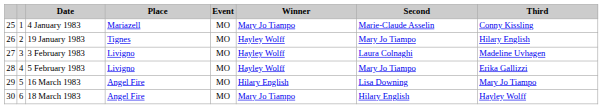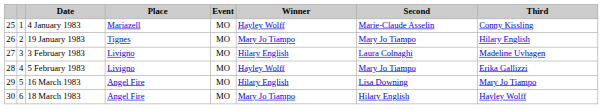(267, 25) Mary Jo Tiampo -> (261, 25) Hayley Wolff
(261, 39) Hayley Wolff -> (267, 39) Mary Jo Tiampo
(261, 53) Hayley Wolff -> (263, 53) Hilary English
